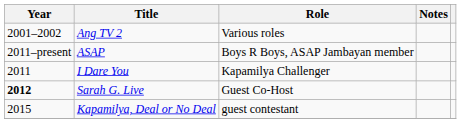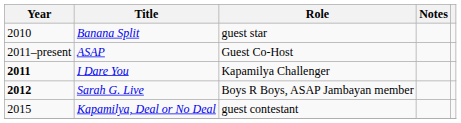- row: (99, 33)
+ row: (108, 33)
(318, 52) Boys R Boys, ASAP Jambayan member -> (257, 52) Guest Co-Host
(19, 71) normal -> (19, 71) bold
(257, 90) Guest Co-Host -> (318, 90) Boys R Boys, ASAP Jambayan member
